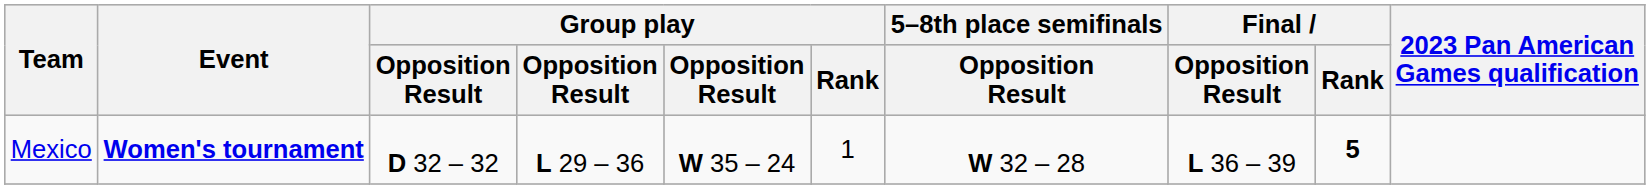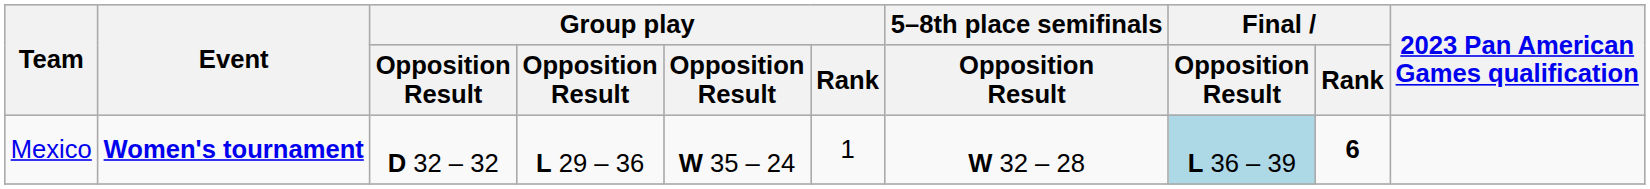(1242, 163) no background -> (1242, 163) lightblue background
(1352, 149) 5 -> (1352, 149) 6
